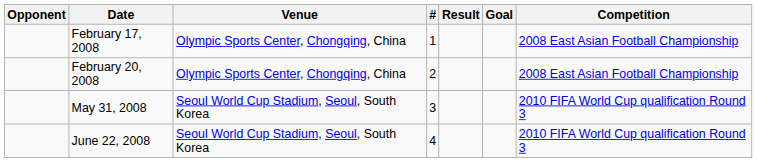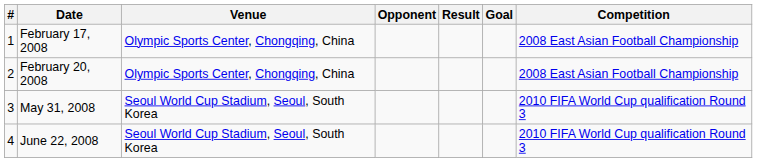columns swapped: (433, 15) <-> (37, 15)
